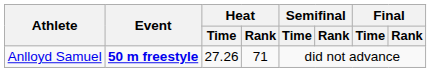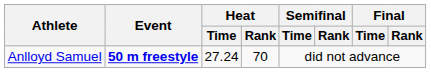(221, 57) 27.26 -> (221, 57) 27.24
(260, 57) 71 -> (260, 57) 70
